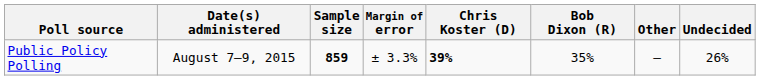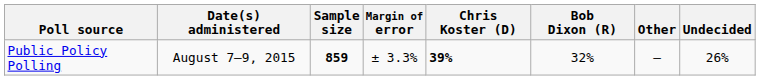(582, 58) 35% -> (582, 58) 32%
